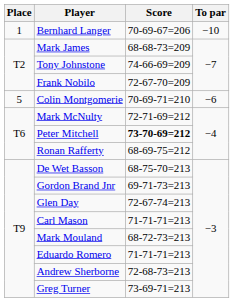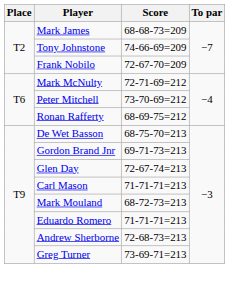- row: (74, 30)
- row: (80, 99)
(159, 133) bold -> (155, 99) normal
